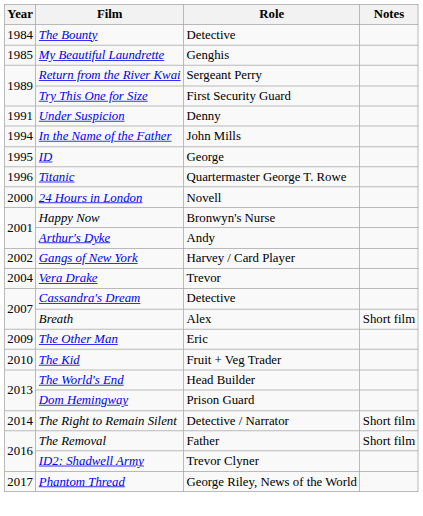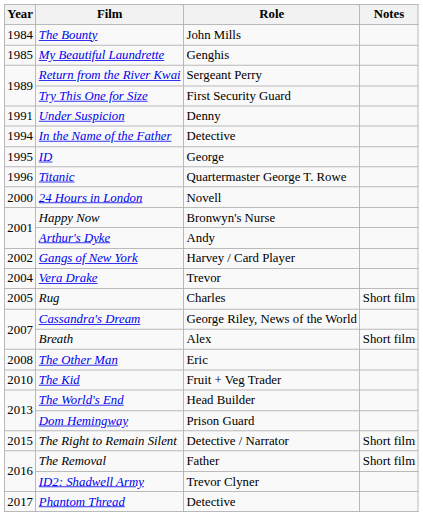(211, 34) Detective -> (214, 34) John Mills
(214, 136) John Mills -> (211, 136) Detective
+ row: (49, 298)
(211, 298) Detective -> (272, 319) George Riley, News of the World
(20, 339) 2009 -> (20, 359) 2008
(20, 420) 2014 -> (20, 440) 2015
(272, 481) George Riley, News of the World -> (211, 501) Detective
